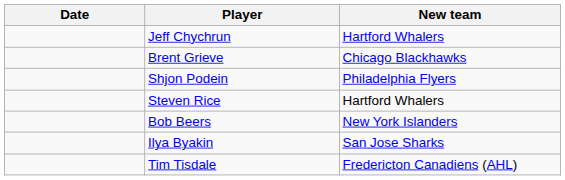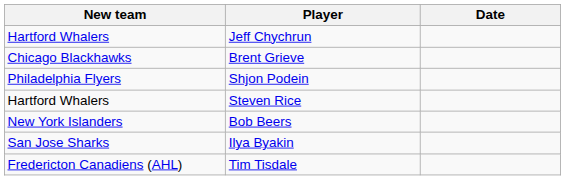columns swapped: (75, 15) <-> (450, 15)
